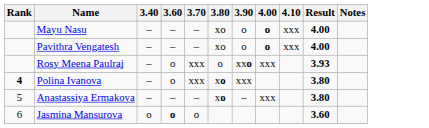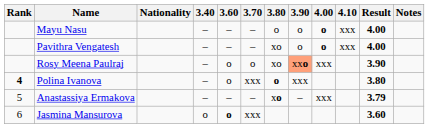+ column: (165, 13)
(220, 30) xo -> (276, 30) o
(196, 64) xxx -> (253, 64) o
(220, 64) o -> (276, 64) xo
(244, 64) no background -> (300, 64) lightsalmon background
(320, 64) 3.93 -> (376, 64) 3.90
(220, 81) xo -> (276, 81) o
(320, 98) 3.80 -> (376, 98) 3.79
(196, 115) o -> (253, 115) xxx
